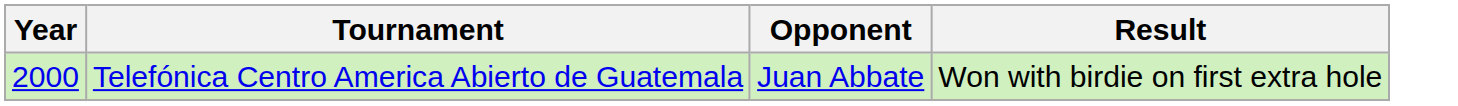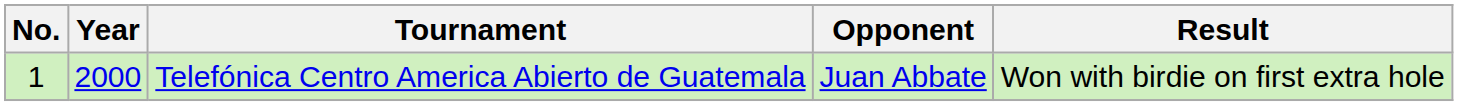+ column: (36, 29)
